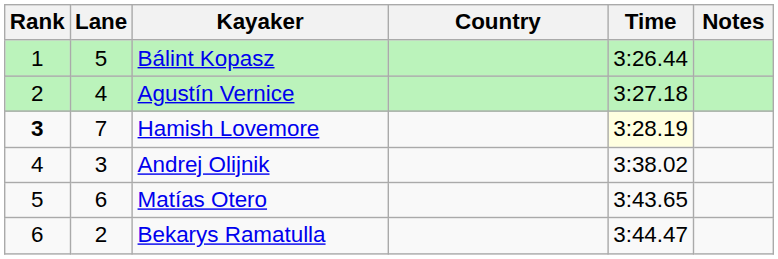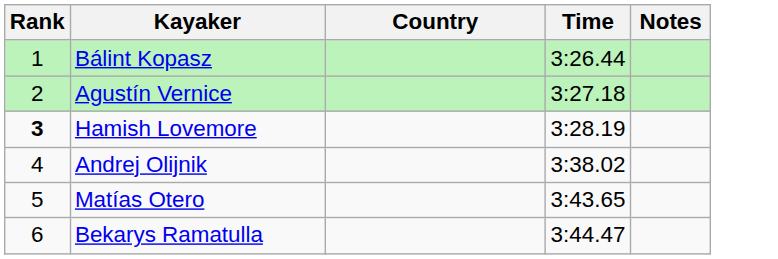- column: (101, 22)
(651, 128) lightyellow background -> (588, 128) no background
